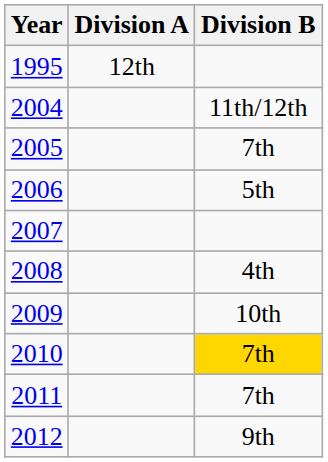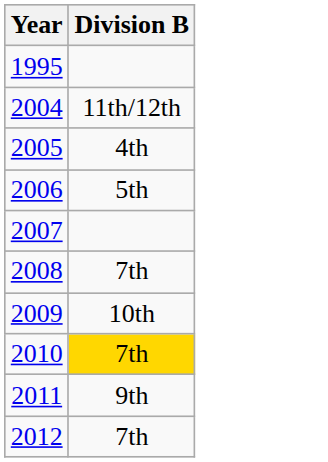- column: (132, 25)
(258, 148) 7th -> (132, 148) 4th
(258, 271) 4th -> (132, 271) 7th
(258, 395) 7th -> (132, 395) 9th
(258, 436) 9th -> (132, 436) 7th
